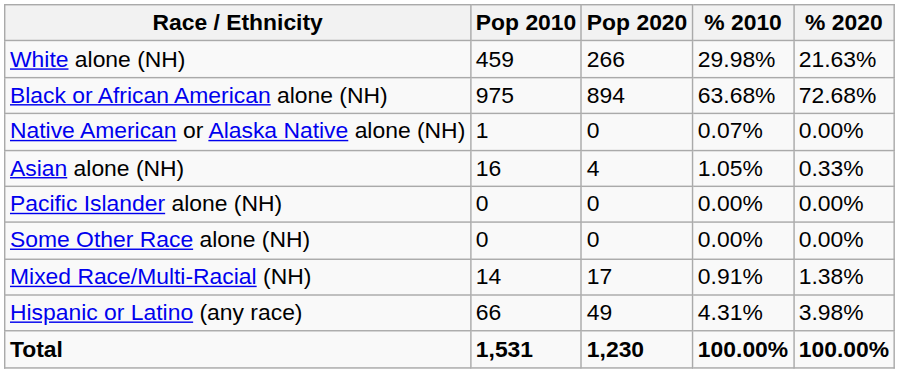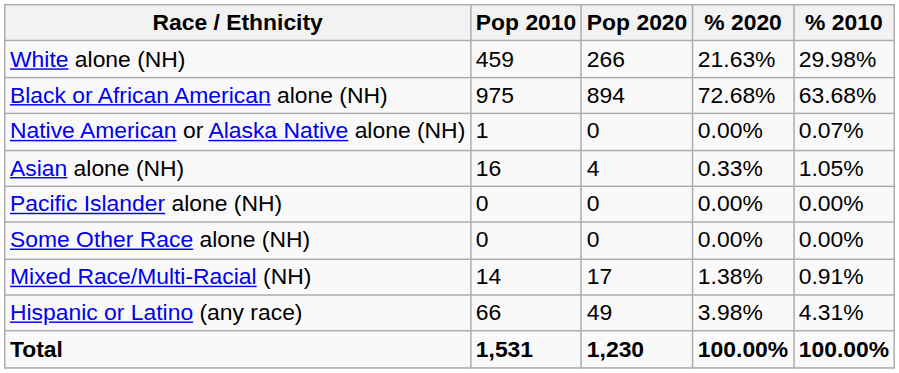columns swapped: (743, 22) <-> (844, 22)
